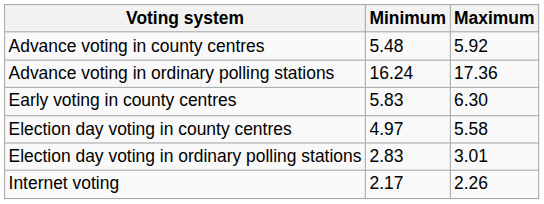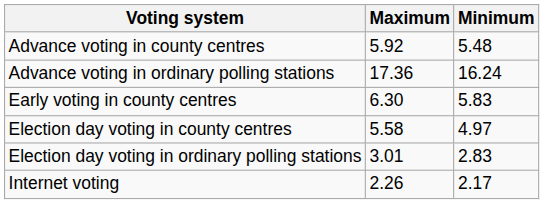columns swapped: (408, 18) <-> (494, 18)
